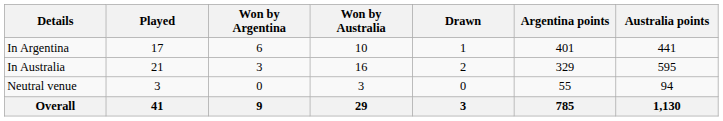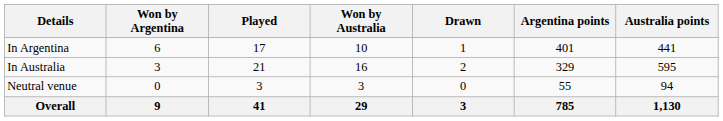columns swapped: (157, 21) <-> (259, 21)
